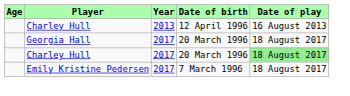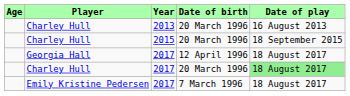(213, 26) 12 April 1996 -> (213, 26) 20 March 1996
+ row: (59, 40)
(213, 40) 20 March 1996 -> (213, 55) 12 April 1996
